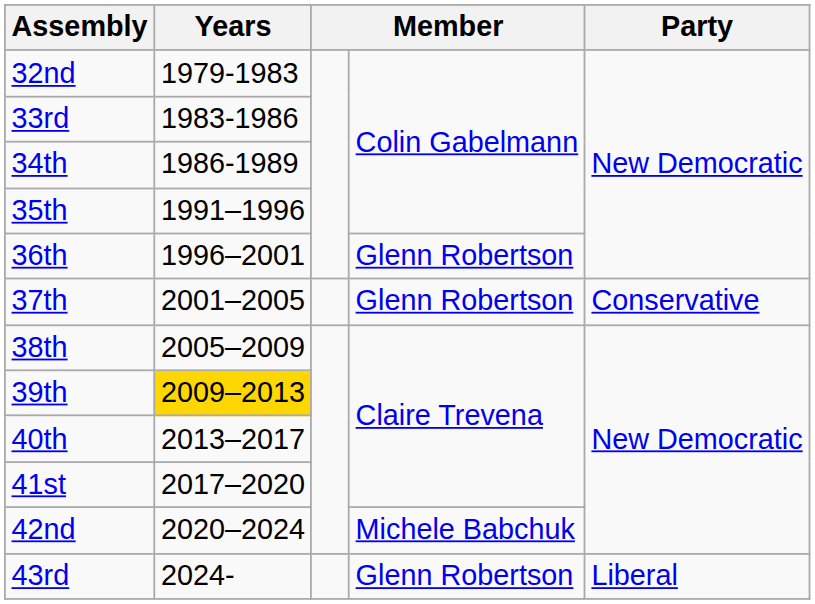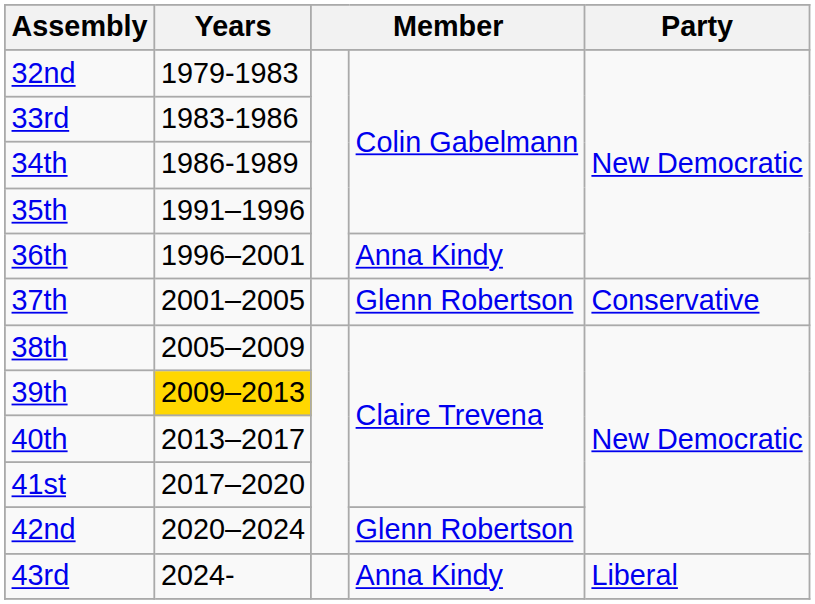(464, 255) Glenn Robertson -> (429, 255) Anna Kindy
(465, 529) Michele Babchuk -> (464, 529) Glenn Robertson
(464, 575) Glenn Robertson -> (429, 575) Anna Kindy
